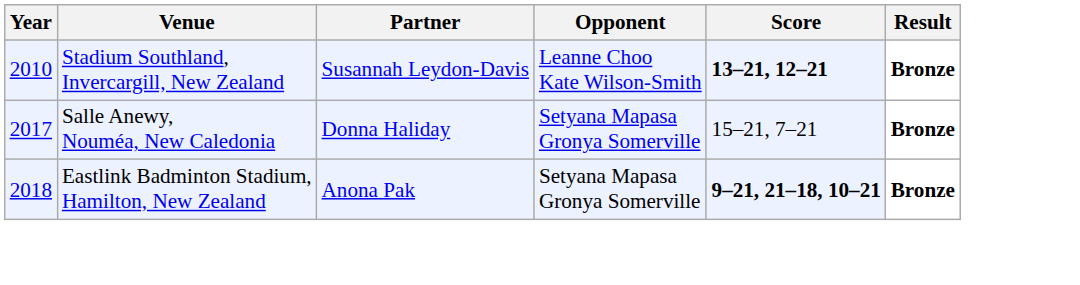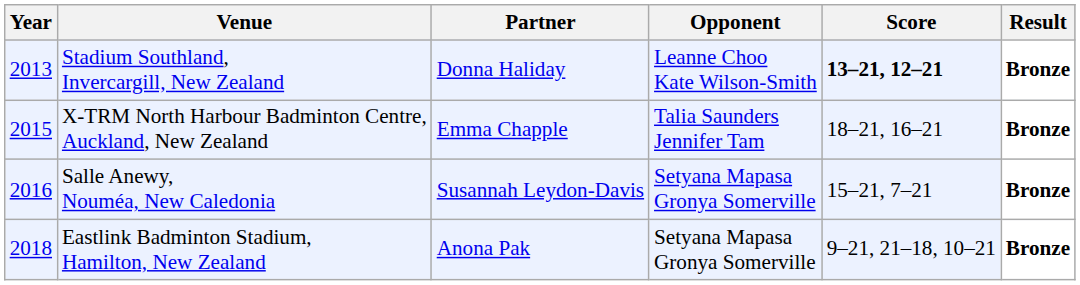(31, 69) 2010 -> (31, 69) 2013
(425, 69) Susannah Leydon-Davis -> (501, 69) Donna Haliday
+ row: (244, 129)
(31, 129) 2017 -> (31, 189) 2016
(386, 129) Donna Haliday -> (540, 189) Susannah Leydon-Davis
(796, 189) bold -> (911, 249) normal
